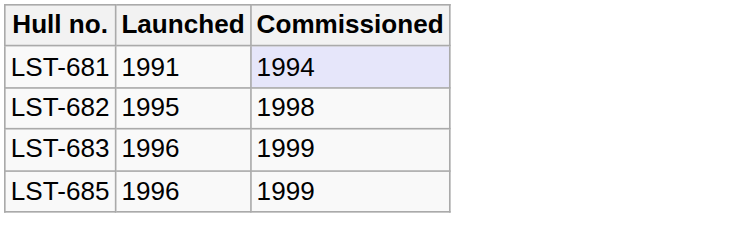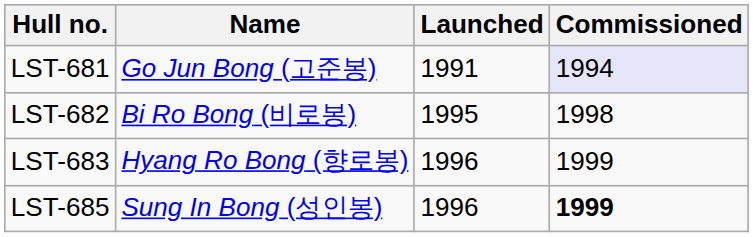+ column: (265, 25)
(286, 190) normal -> (585, 207) bold
